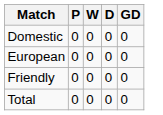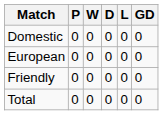+ column: (125, 15)
